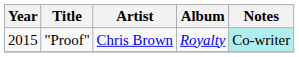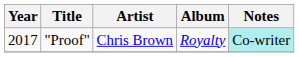(23, 39) 2015 -> (23, 39) 2017
